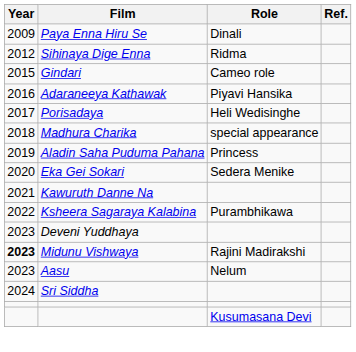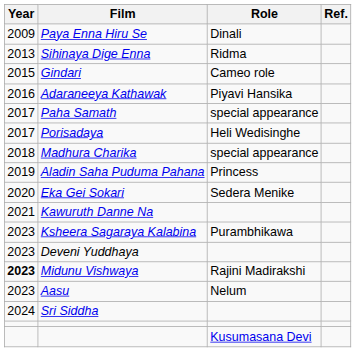(21, 53) 2012 -> (21, 53) 2013
+ row: (79, 113)
(21, 212) 2022 -> (21, 232) 2023
